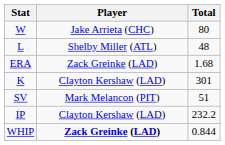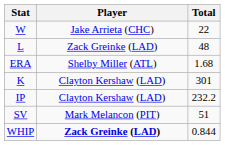(204, 30) 80 -> (204, 30) 22
(112, 47) Shelby Miller (ATL) -> (112, 47) Zack Greinke (LAD)
(112, 64) Zack Greinke (LAD) -> (112, 64) Shelby Miller (ATL)
rows swapped: (21, 115) <-> (21, 98)
